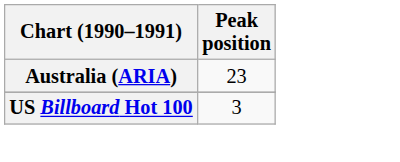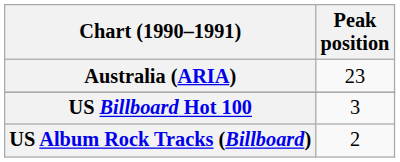+ row: (160, 140)
